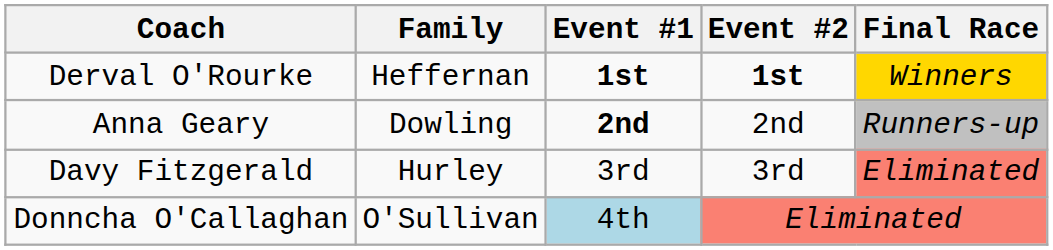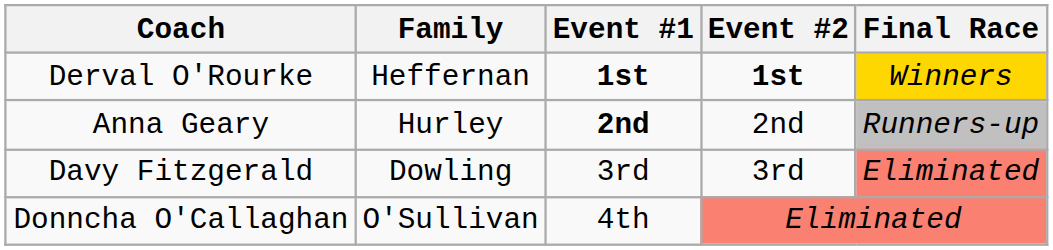(451, 125) Dowling -> (451, 125) Hurley
(451, 173) Hurley -> (451, 173) Dowling
(623, 221) lightblue background -> (623, 221) no background
